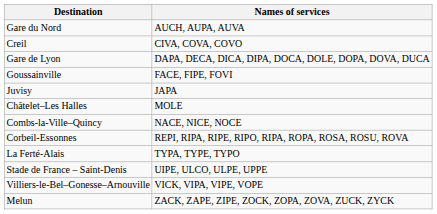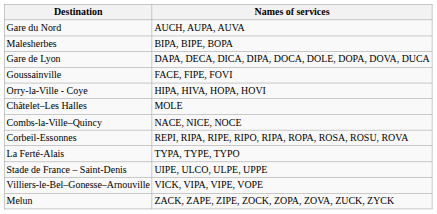+ row: (32, 43)
- row: (17, 43)
+ row: (47, 91)
- row: (19, 91)
